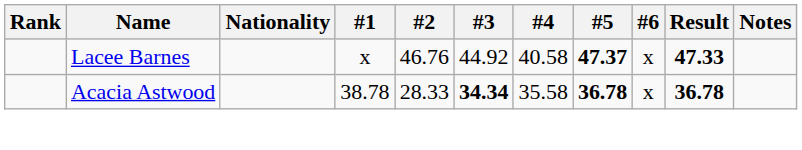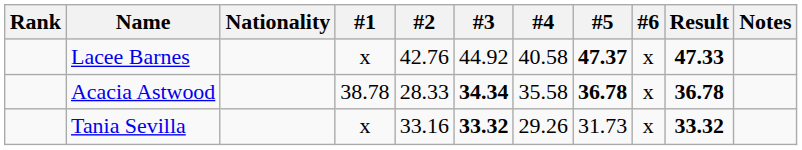(424, 56) 46.76 -> (424, 56) 42.76
+ row: (128, 126)
